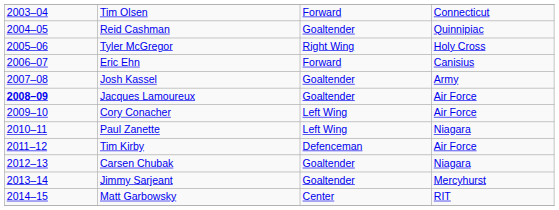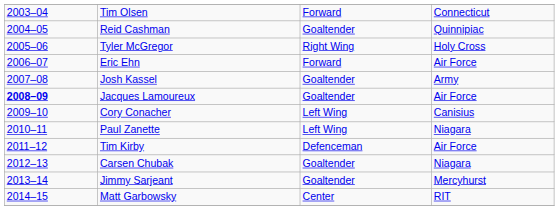(454, 63) Canisius -> (455, 63) Air Force
(455, 113) Air Force -> (454, 113) Canisius
